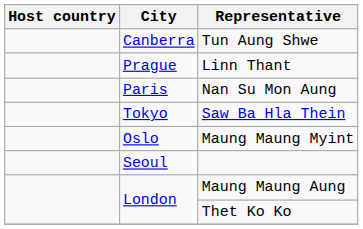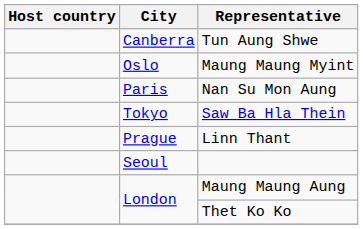rows swapped: (150, 65) <-> (141, 139)
